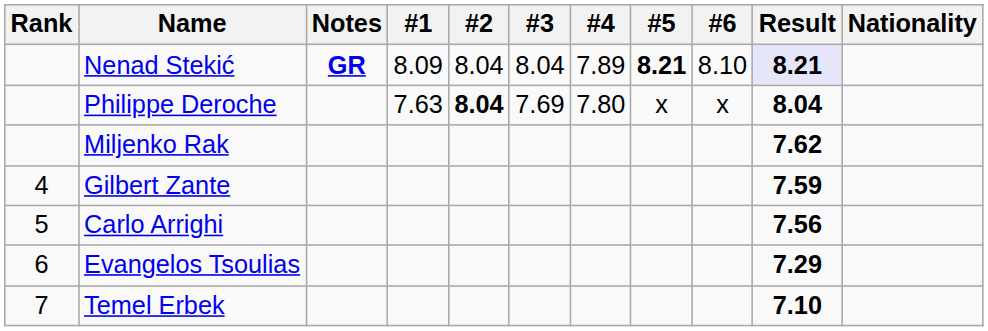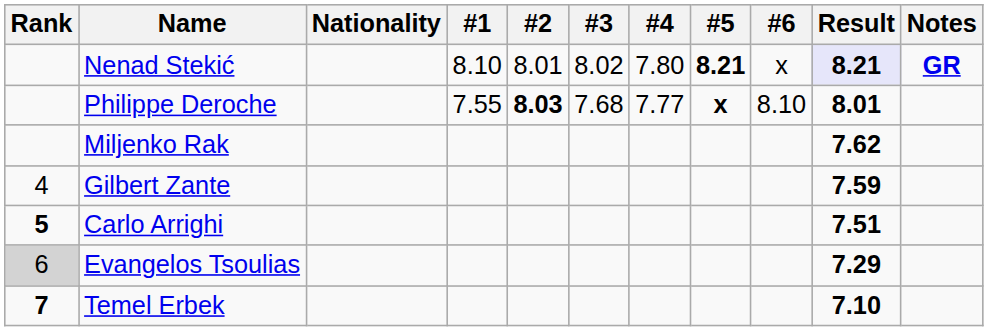columns swapped: (912, 24) <-> (347, 24)
(418, 64) 8.09 -> (477, 64) 8.10
(479, 64) 8.04 -> (538, 64) 8.01
(540, 64) 8.04 -> (599, 64) 8.02
(601, 64) 7.89 -> (660, 64) 7.80
(722, 64) 8.10 -> (781, 64) x
(418, 104) 7.63 -> (477, 104) 7.55
(479, 104) 8.04 -> (538, 104) 8.03
(540, 104) 7.69 -> (599, 104) 7.68
(601, 104) 7.80 -> (660, 104) 7.77
(662, 104) normal -> (721, 104) bold
(722, 104) x -> (781, 104) 8.10
(797, 104) 8.04 -> (856, 104) 8.01
(42, 225) normal -> (42, 225) bold
(797, 225) 7.56 -> (856, 225) 7.51
(42, 265) no background -> (42, 265) lightgrey background
(42, 305) normal -> (42, 305) bold
